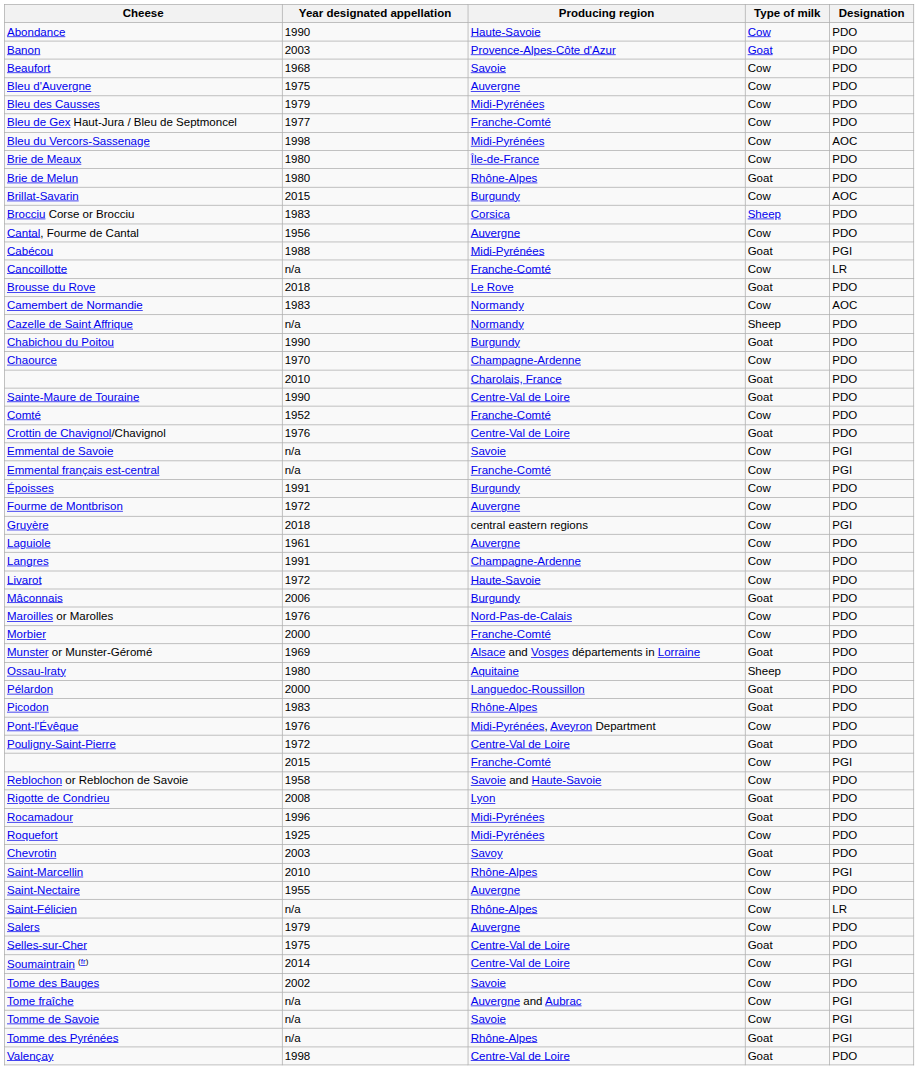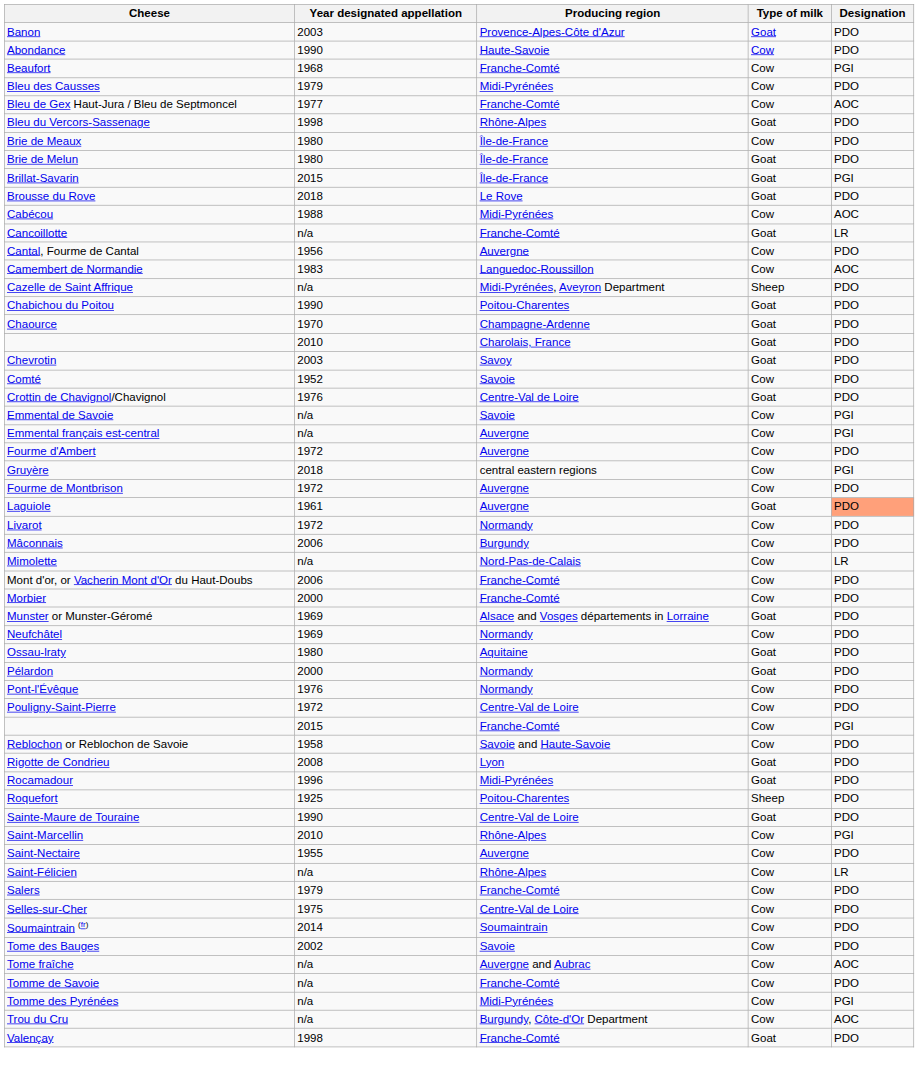rows swapped: (36, 31) <-> (24, 50)
(488, 68) Savoie -> (520, 68) Franche-Comté
(845, 68) PDO -> (844, 68) PGI
- row: (49, 86)
(845, 123) PDO -> (846, 104) AOC
(508, 141) Midi-Pyrénées -> (513, 123) Rhône-Alpes
(759, 141) Cow -> (764, 123) Goat
(845, 141) AOC -> (846, 123) PDO
(504, 178) Rhône-Alpes -> (514, 159) Île-de-France
(495, 196) Burgundy -> (514, 178) Île-de-France
(759, 196) Cow -> (764, 178) Goat
(845, 196) AOC -> (844, 178) PGI
- row: (71, 214)
rows swapped: (51, 287) <-> (73, 232)
(760, 251) Goat -> (763, 214) Cow
(842, 251) PGI -> (846, 214) AOC
(759, 269) Cow -> (764, 232) Goat
(497, 305) Normandy -> (537, 269) Languedoc-Roussillon
(497, 324) Normandy -> (572, 287) Midi-Pyrénées, Aveyron Department
(495, 342) Burgundy -> (524, 305) Poitou-Charentes
(759, 360) Cow -> (764, 324) Goat
rows swapped: (32, 854) <-> (73, 397)
(511, 415) Franche-Comté -> (497, 379) Savoie
(511, 470) Franche-Comté -> (504, 433) Auvergne
- row: (30, 488)
+ row: (51, 452)
rows swapped: (65, 506) <-> (28, 525)
(759, 543) Cow -> (764, 506) Goat
(845, 543) no background -> (846, 506) lightsalmon background
- row: (28, 561)
(506, 580) Haute-Savoie -> (506, 525) Normandy
(760, 598) Goat -> (763, 543) Cow
- row: (60, 616)
+ row: (32, 561)
+ row: (130, 580)
+ row: (35, 634)
(764, 671) Sheep -> (764, 653) Goat
(528, 689) Languedoc-Roussillon -> (506, 671) Normandy
- row: (28, 707)
(563, 726) Midi-Pyrénées, Aveyron Department -> (506, 689) Normandy
(760, 744) Goat -> (763, 707) Cow
(508, 835) Midi-Pyrénées -> (524, 799) Poitou-Charentes
(759, 835) Cow -> (768, 799) Sheep
(495, 927) Auvergne -> (520, 890) Franche-Comté
(760, 945) Goat -> (763, 908) Cow
(520, 964) Centre-Val de Loire -> (514, 927) Soumaintrain
(842, 964) PGI -> (846, 927) PDO
(842, 1001) PGI -> (846, 964) AOC
(488, 1019) Savoie -> (520, 982) Franche-Comté
(842, 1019) PGI -> (846, 982) PDO
(504, 1037) Rhône-Alpes -> (516, 1001) Midi-Pyrénées
(760, 1037) Goat -> (763, 1001) Cow
+ row: (38, 1019)
(520, 1056) Centre-Val de Loire -> (520, 1037) Franche-Comté
